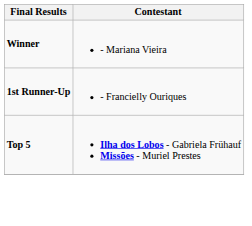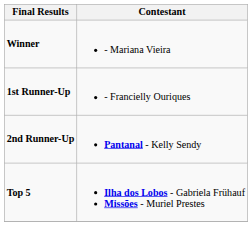+ row: (40, 139)
